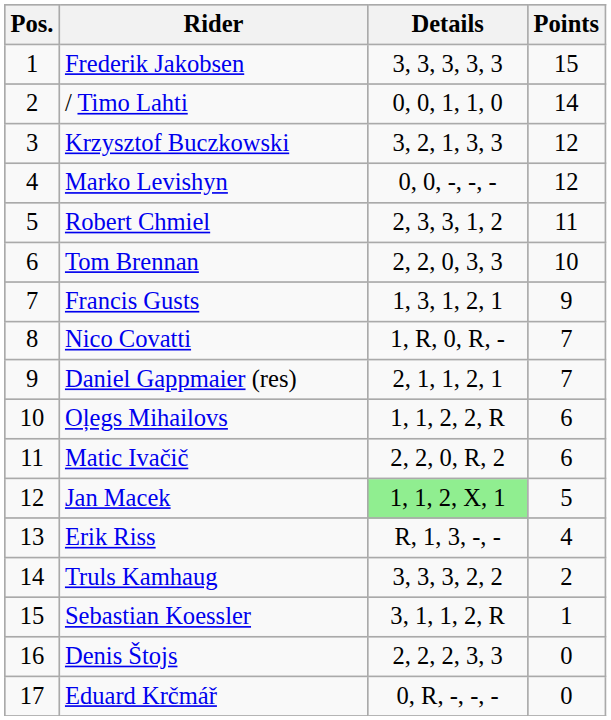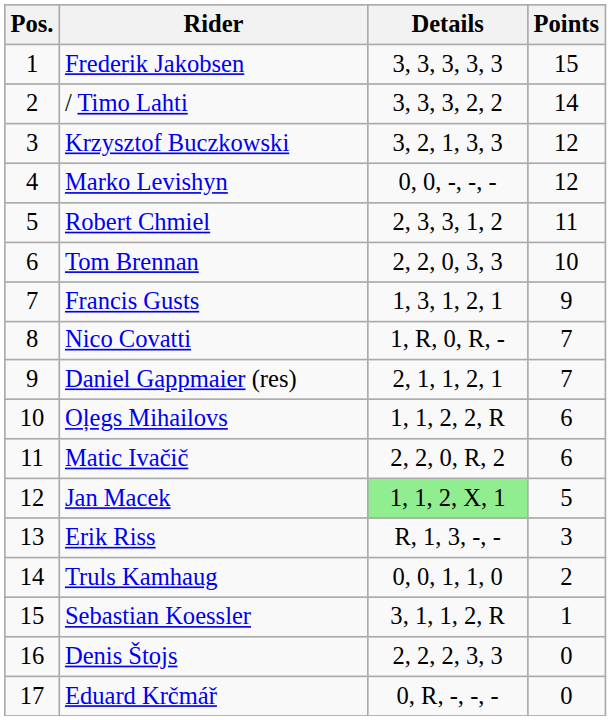(448, 103) 0, 0, 1, 1, 0 -> (448, 103) 3, 3, 3, 2, 2
(566, 537) 4 -> (566, 537) 3
(448, 577) 3, 3, 3, 2, 2 -> (448, 577) 0, 0, 1, 1, 0
